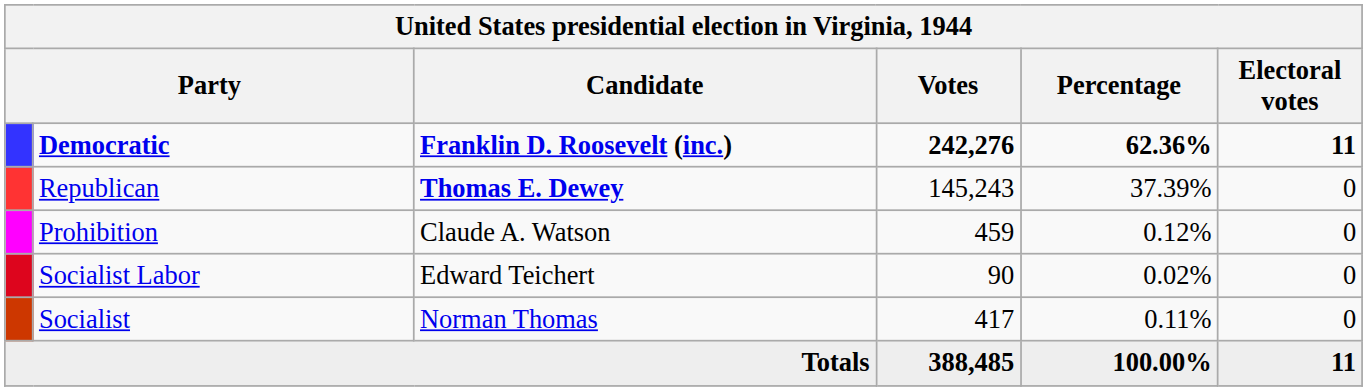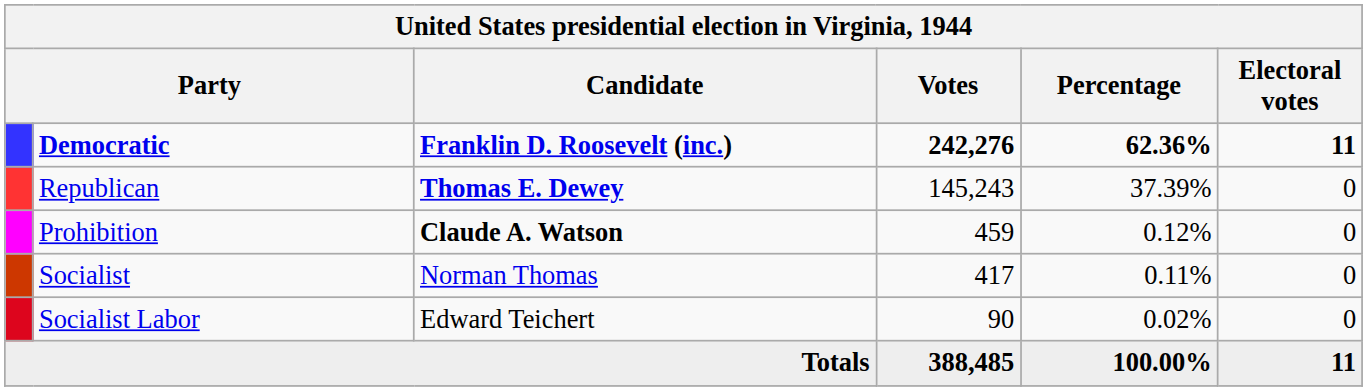(515, 232) normal -> (521, 232) bold
rows swapped: (84, 319) <-> (119, 275)
